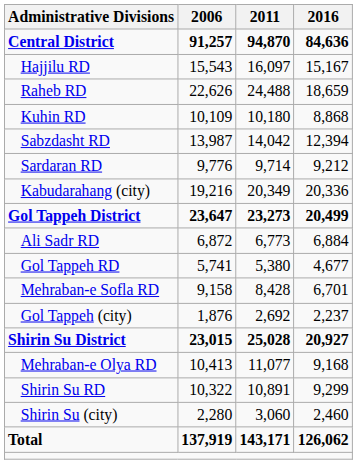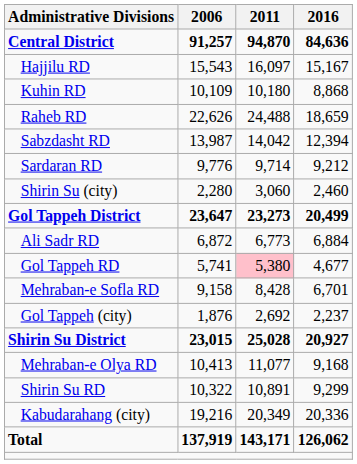rows swapped: (53, 116) <-> (54, 91)
rows swapped: (85, 191) <-> (69, 414)
(273, 265) no background -> (273, 265) pink background
